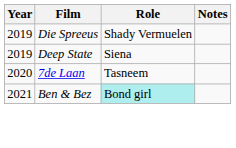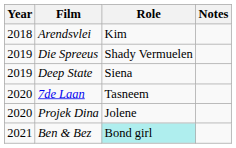+ row: (64, 34)
+ row: (68, 113)
